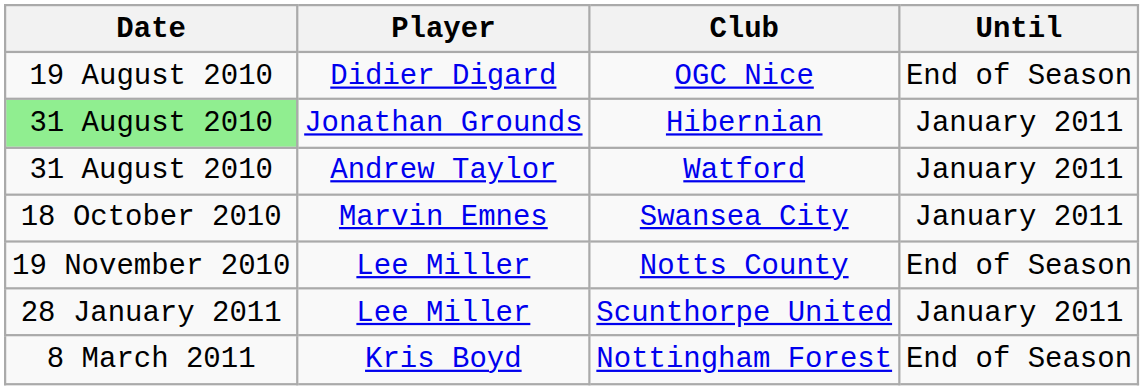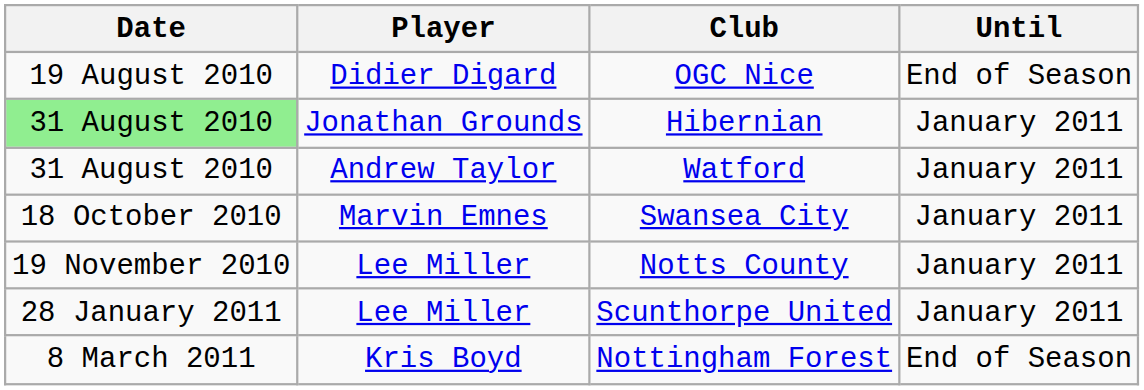(1019, 265) End of Season -> (1019, 265) January 2011
